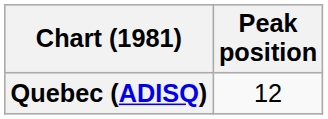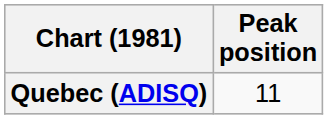(268, 93) 12 -> (268, 93) 11
